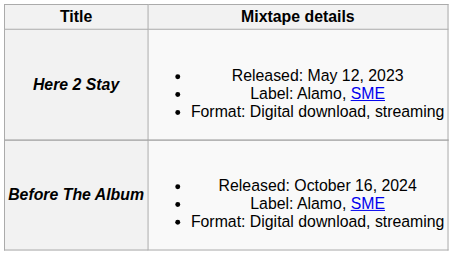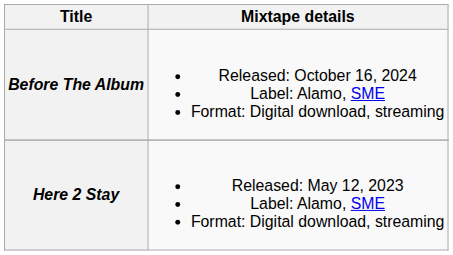rows swapped: (76, 84) <-> (76, 195)
